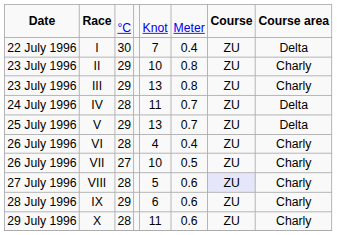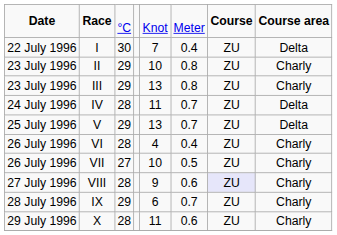(155, 183) 5 -> (155, 183) 9
(189, 202) 0.6 -> (189, 202) 0.7
